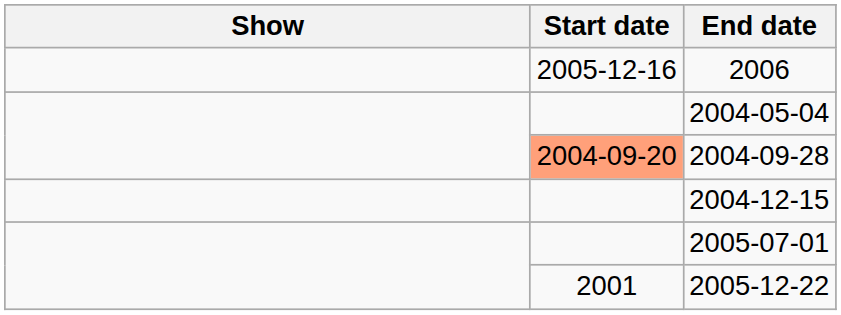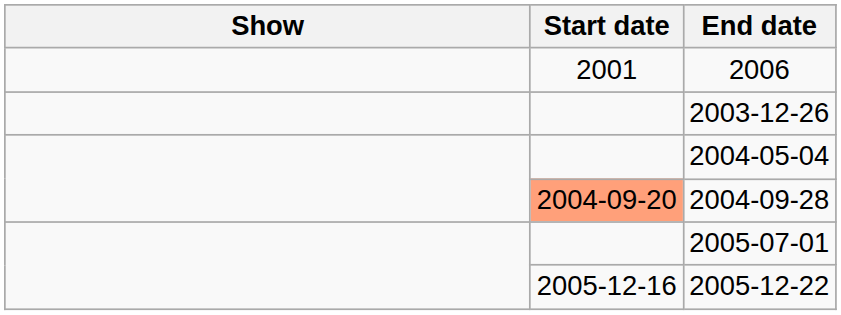(607, 69) 2005-12-16 -> (607, 69) 2001
+ row: (759, 112)
- row: (759, 199)
(607, 286) 2001 -> (607, 286) 2005-12-16
